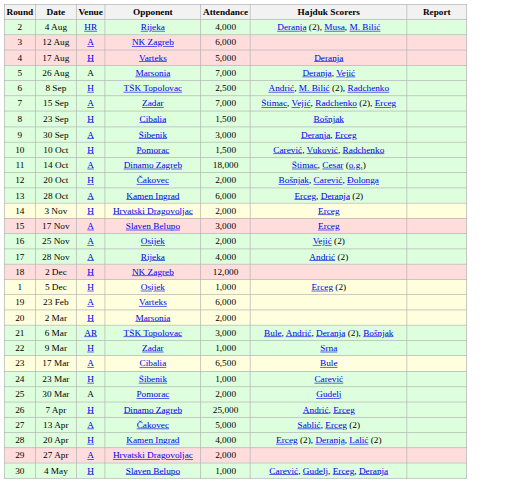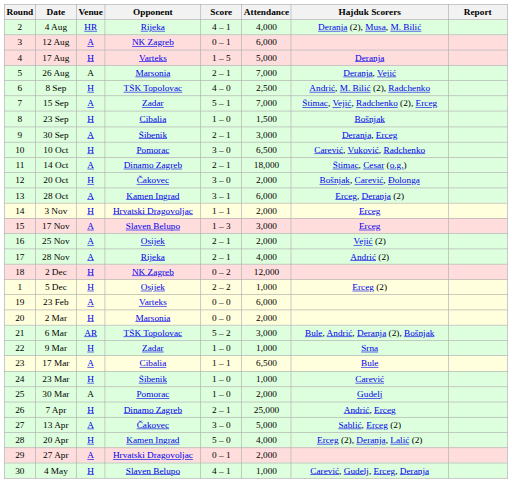+ column: (221, 12)
(226, 149) 1,500 -> (266, 149) 6,500
